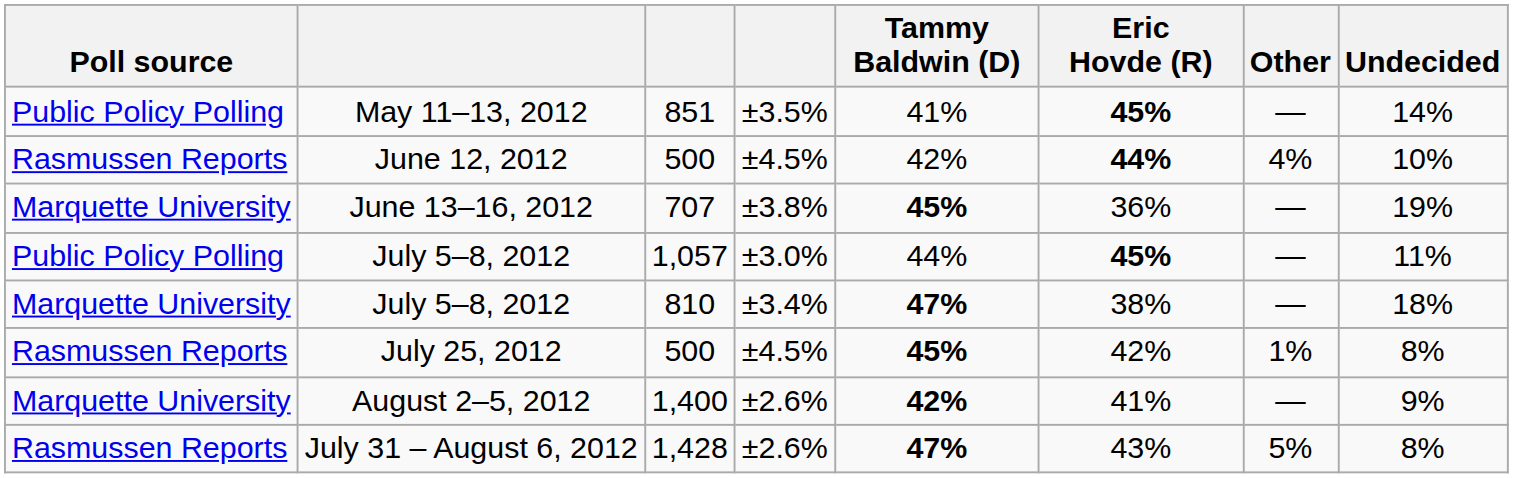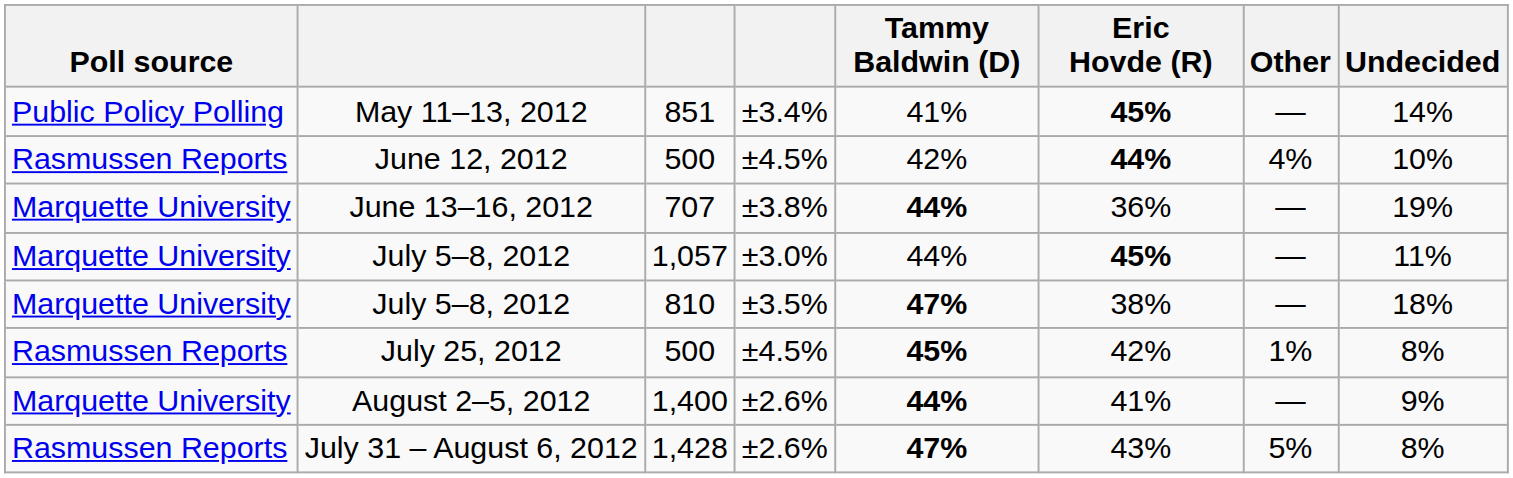(785, 111) ±3.5% -> (785, 111) ±3.4%
(937, 207) 45% -> (937, 207) 44%
(148, 255) Public Policy Polling -> (151, 255) Marquette University
(785, 303) ±3.4% -> (785, 303) ±3.5%
(937, 400) 42% -> (937, 400) 44%
